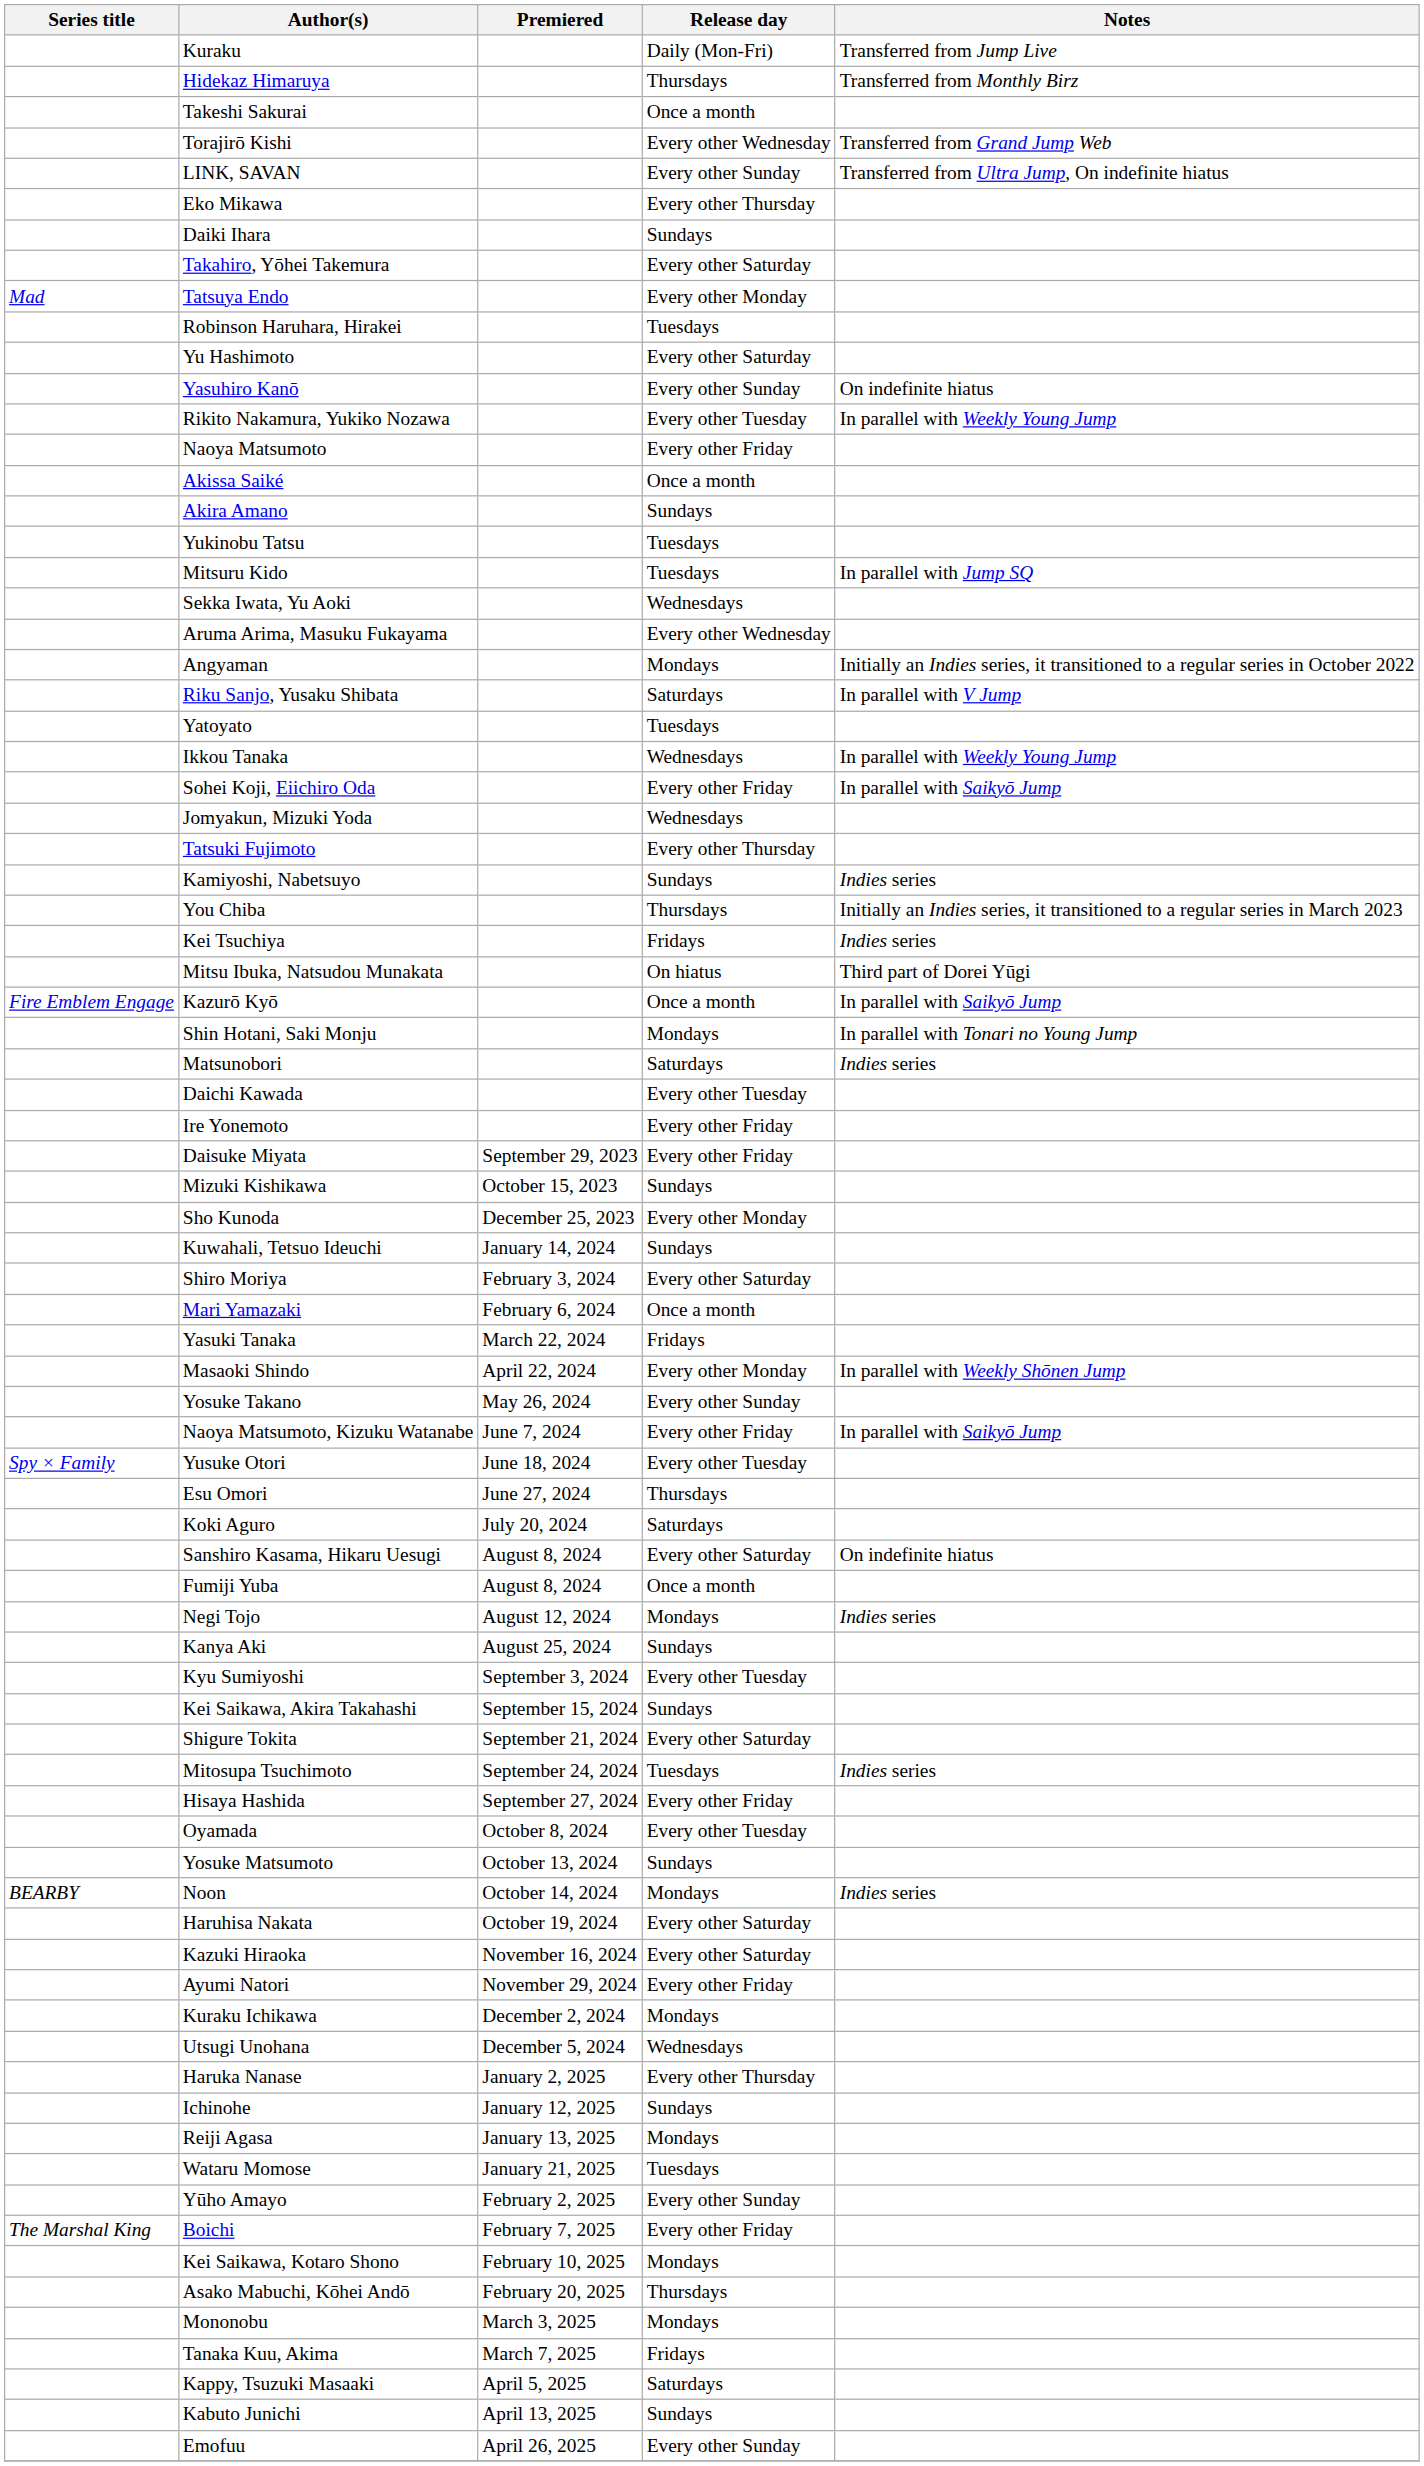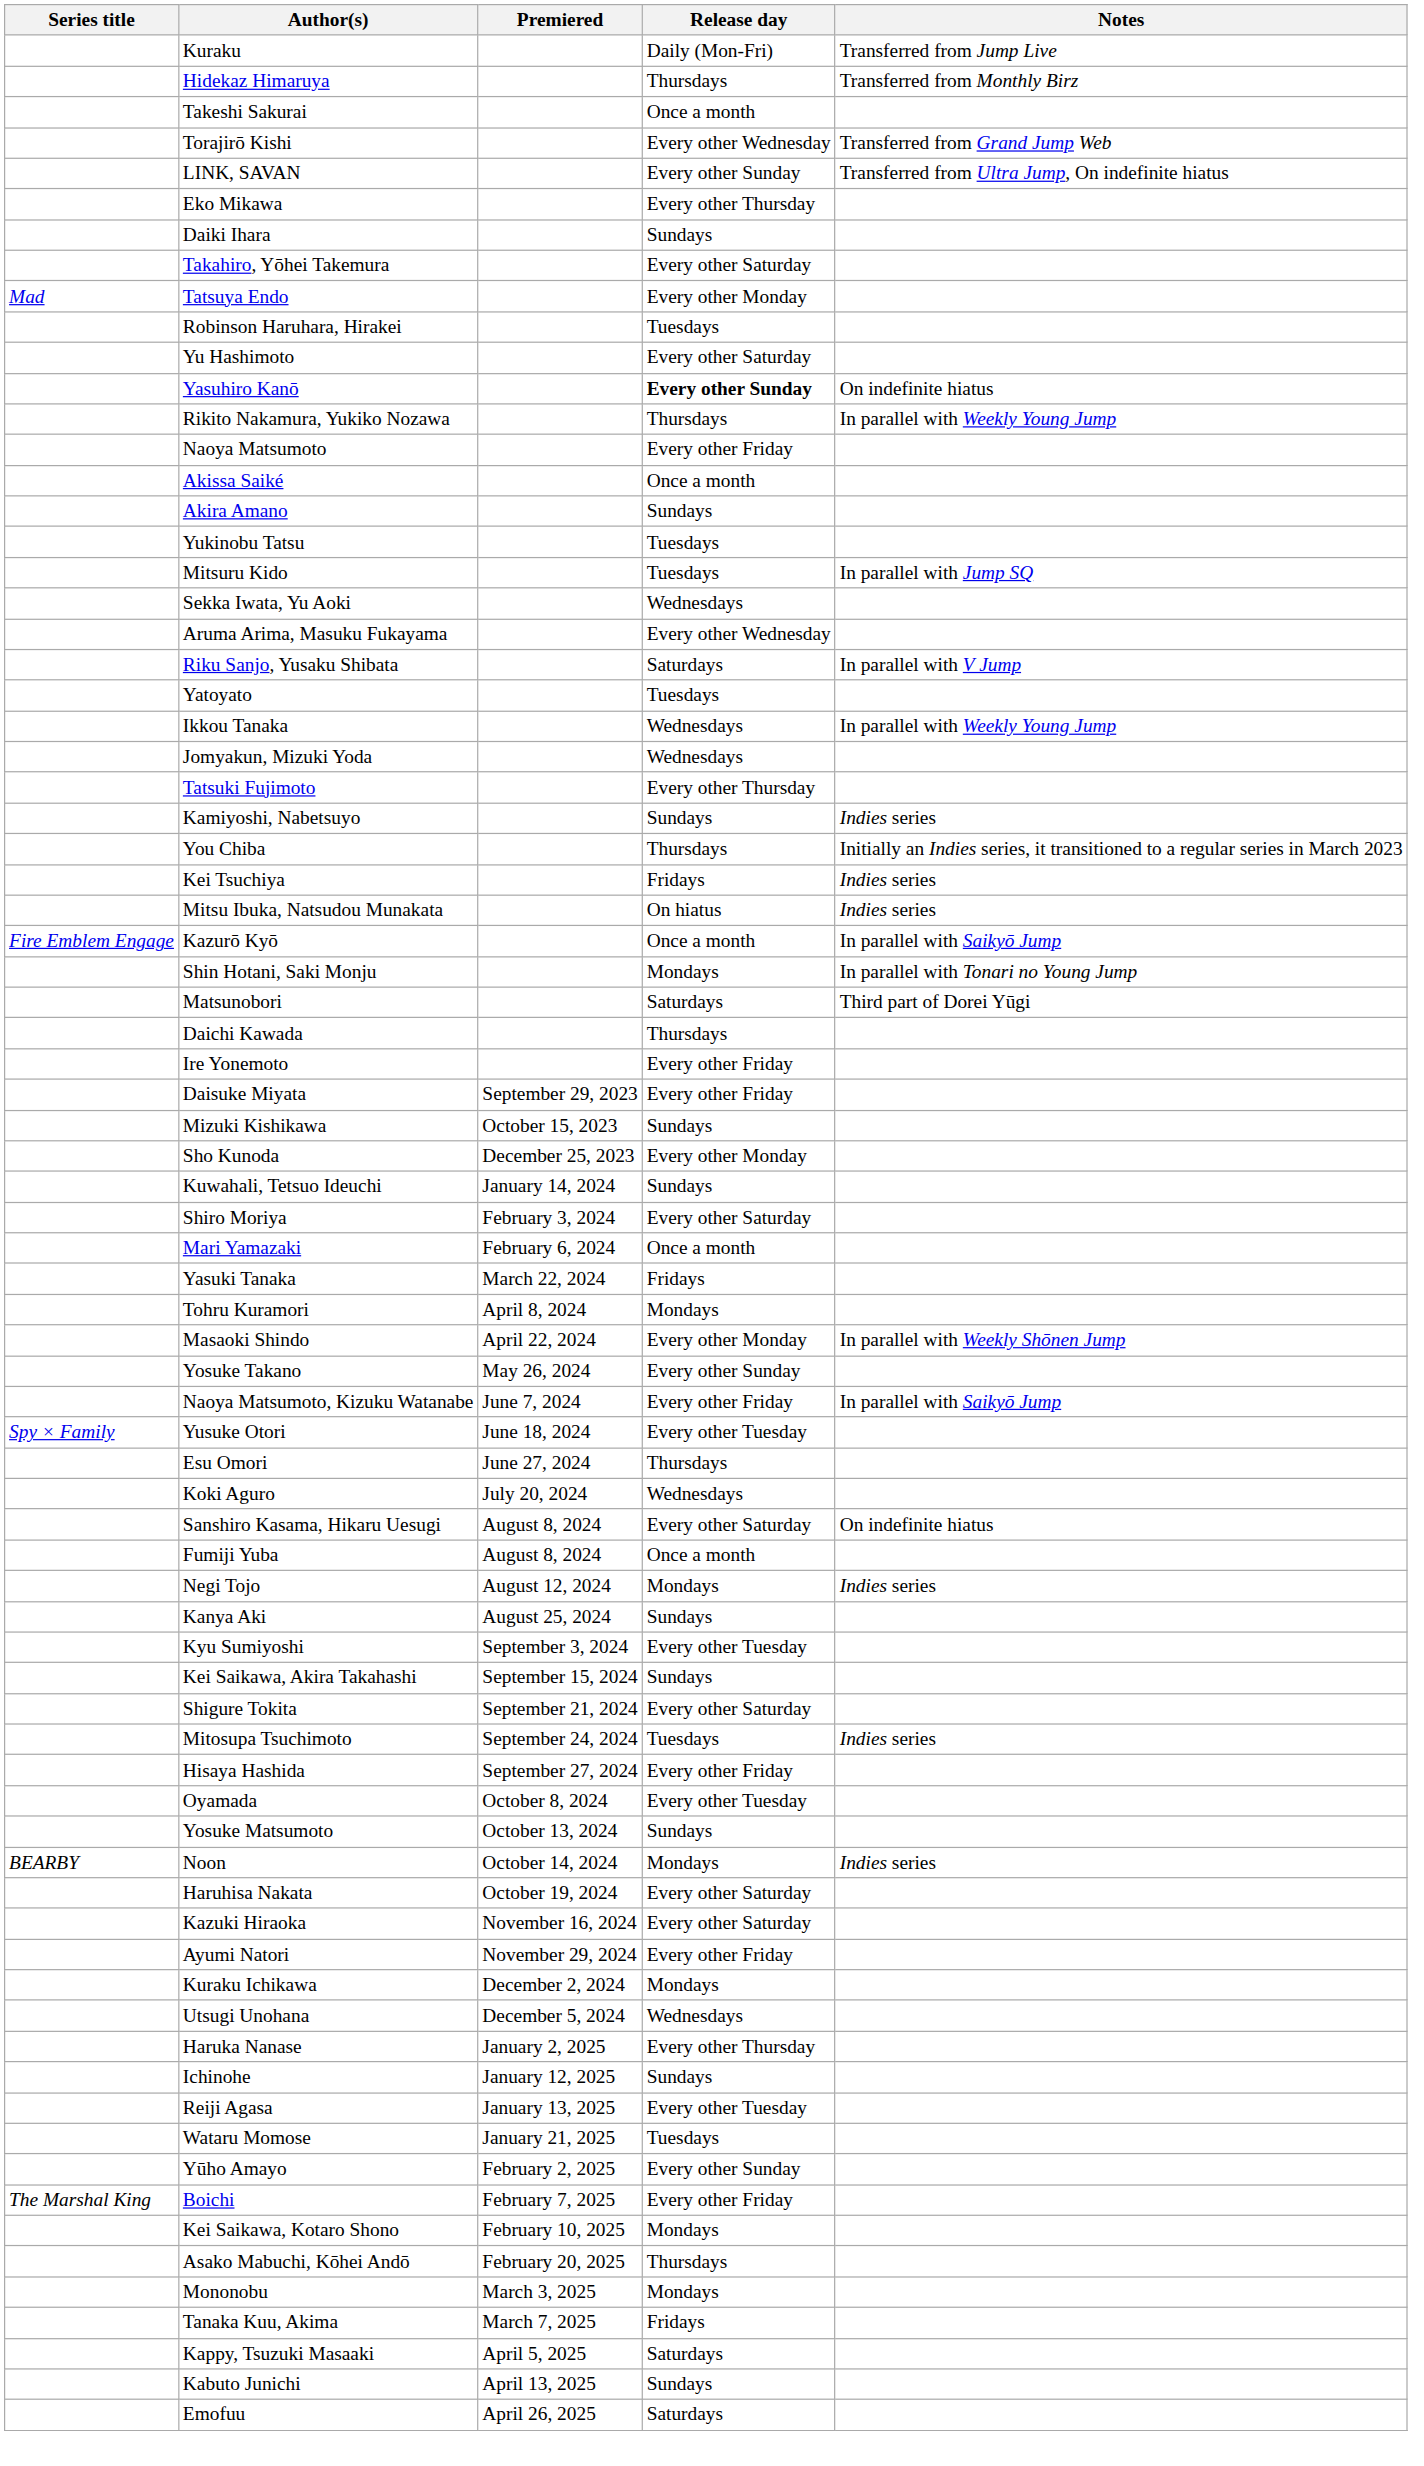(724, 388) normal -> (729, 388) bold
(727, 419) Every other Tuesday -> (687, 419) Thursdays
- row: (225, 664)
- row: (279, 787)
(935, 971) Third part of Dorei Yūgi -> (888, 910) Indies series
(888, 1063) Indies series -> (935, 1002) Third part of Dorei Yūgi
(727, 1094) Every other Tuesday -> (687, 1033) Thursdays
+ row: (246, 1309)
(685, 1524) Saturdays -> (695, 1493) Wednesdays
(683, 2138) Mondays -> (727, 2107) Every other Tuesday
(724, 2445) Every other Sunday -> (685, 2414) Saturdays
